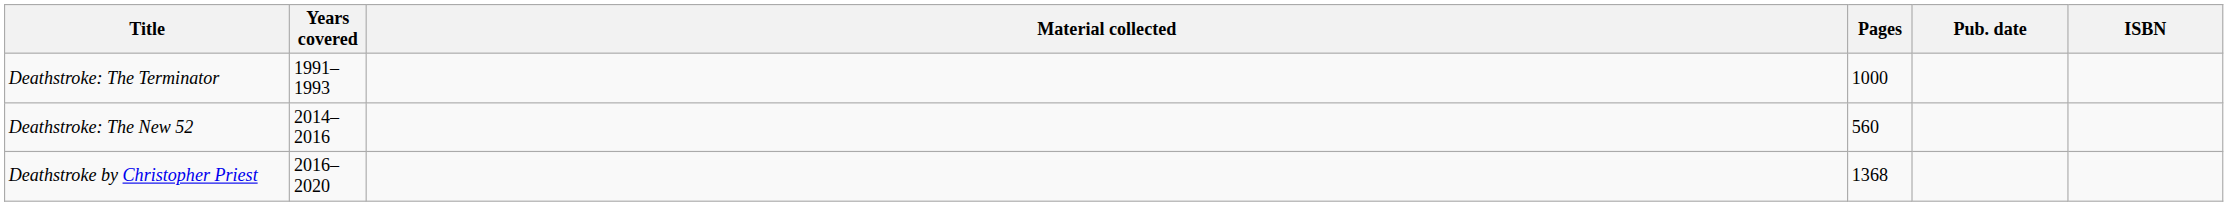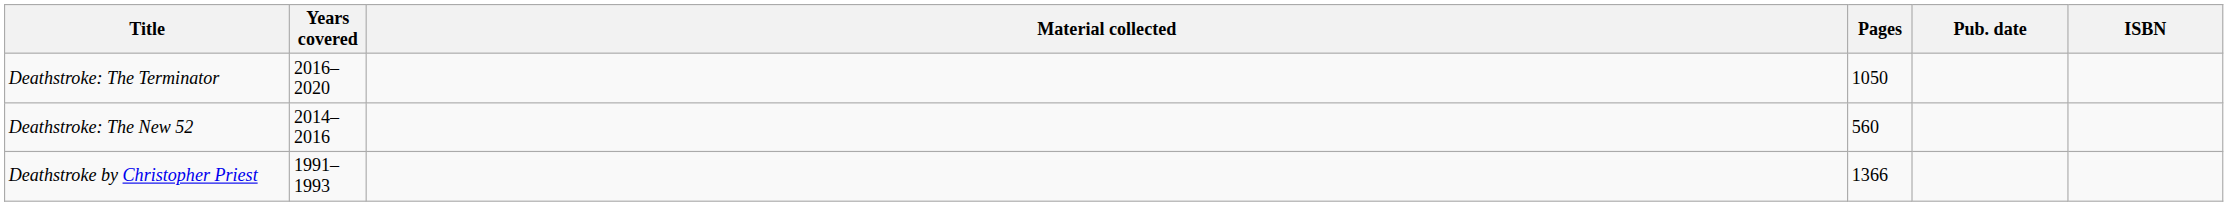(317, 78) 1991–1993 -> (317, 78) 2016–2020
(1870, 78) 1000 -> (1870, 78) 1050
(317, 176) 2016–2020 -> (317, 176) 1991–1993
(1870, 176) 1368 -> (1870, 176) 1366
